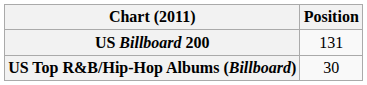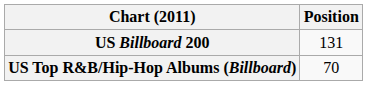(331, 67) 30 -> (331, 67) 70
